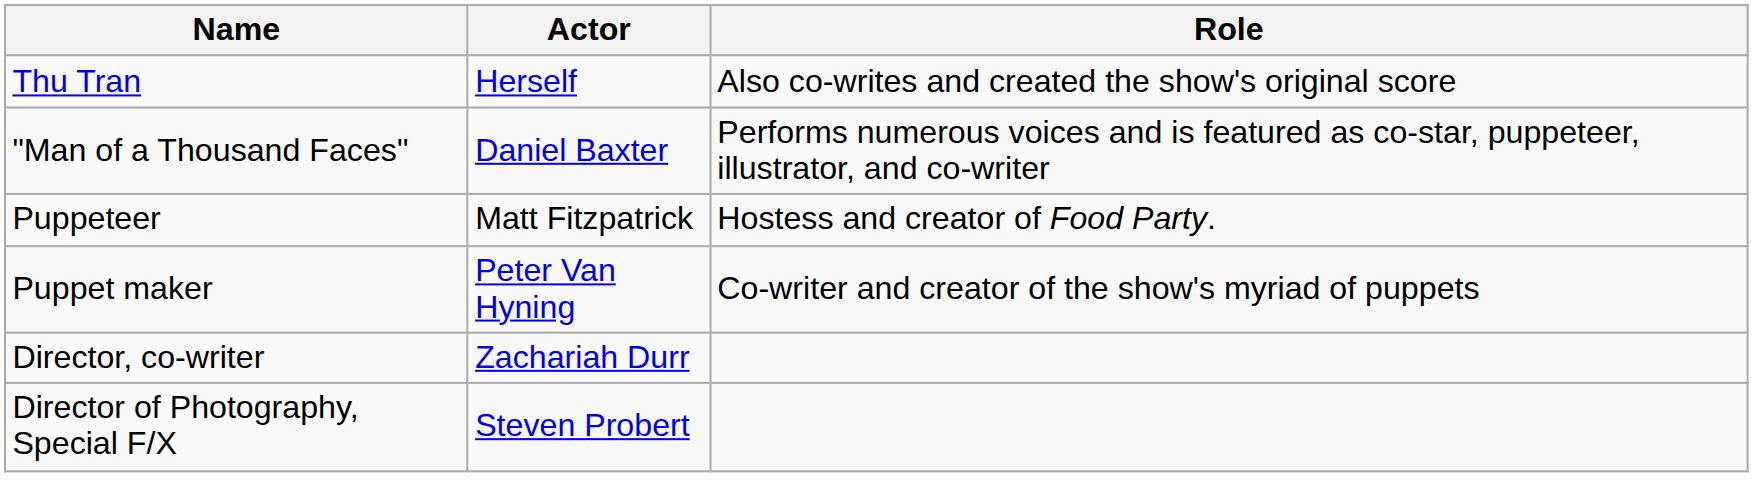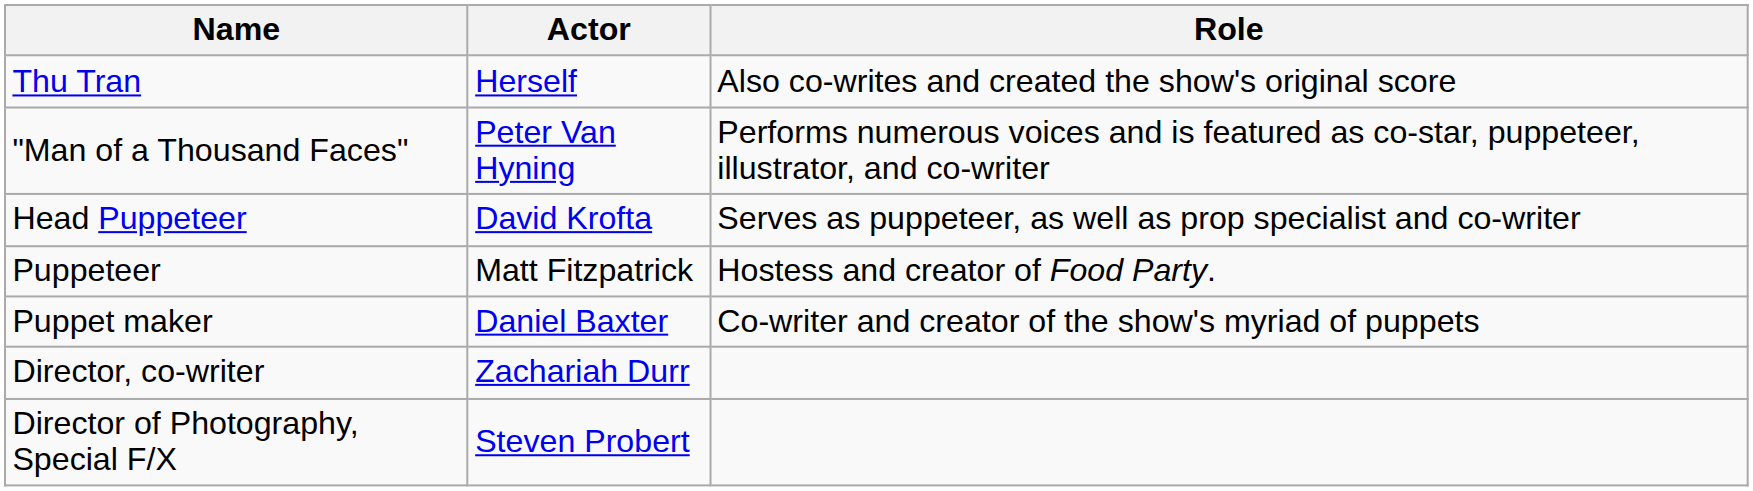(572, 150) Daniel Baxter -> (545, 150) Peter Van Hyning
+ row: (130, 219)
(545, 288) Peter Van Hyning -> (572, 321) Daniel Baxter
